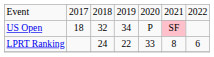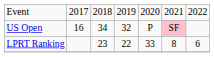(79, 28) 18 -> (79, 28) 16
(102, 28) 32 -> (102, 28) 34
(126, 28) 34 -> (126, 28) 32
(102, 44) 24 -> (102, 44) 23
